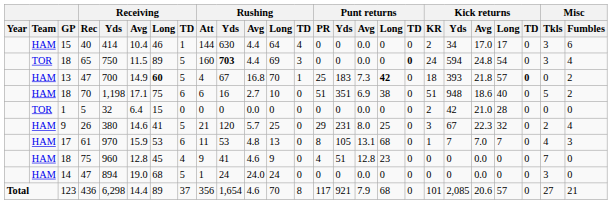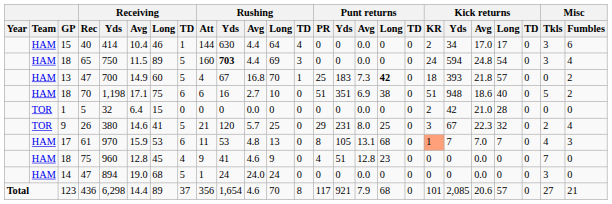(42, 61) TOR -> (44, 61) HAM
(410, 61) bold -> (410, 61) normal
(157, 77) bold -> (157, 77) normal
(527, 77) bold -> (527, 77) normal
(44, 126) HAM -> (42, 126) TOR
(429, 142) no background -> (429, 142) lightsalmon background
